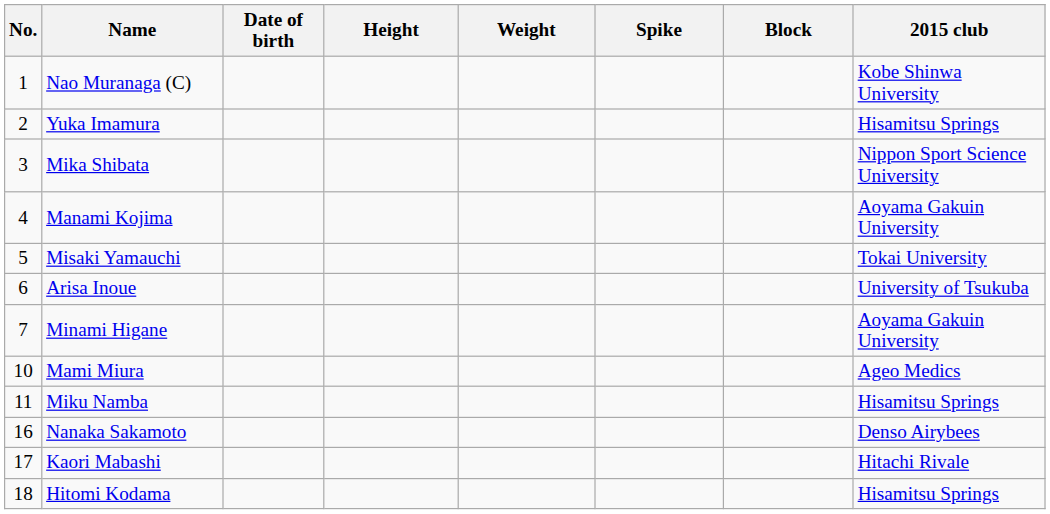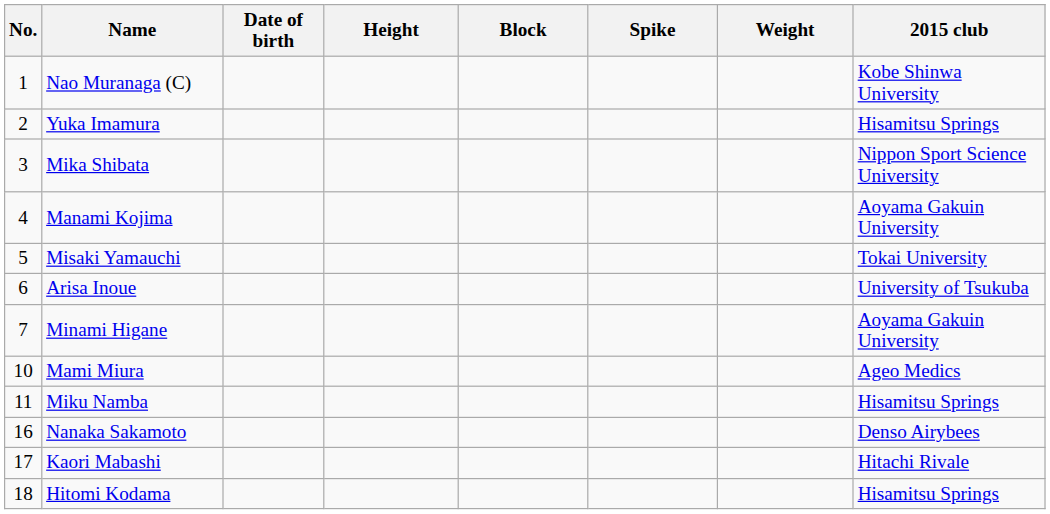columns swapped: (526, 30) <-> (788, 30)
